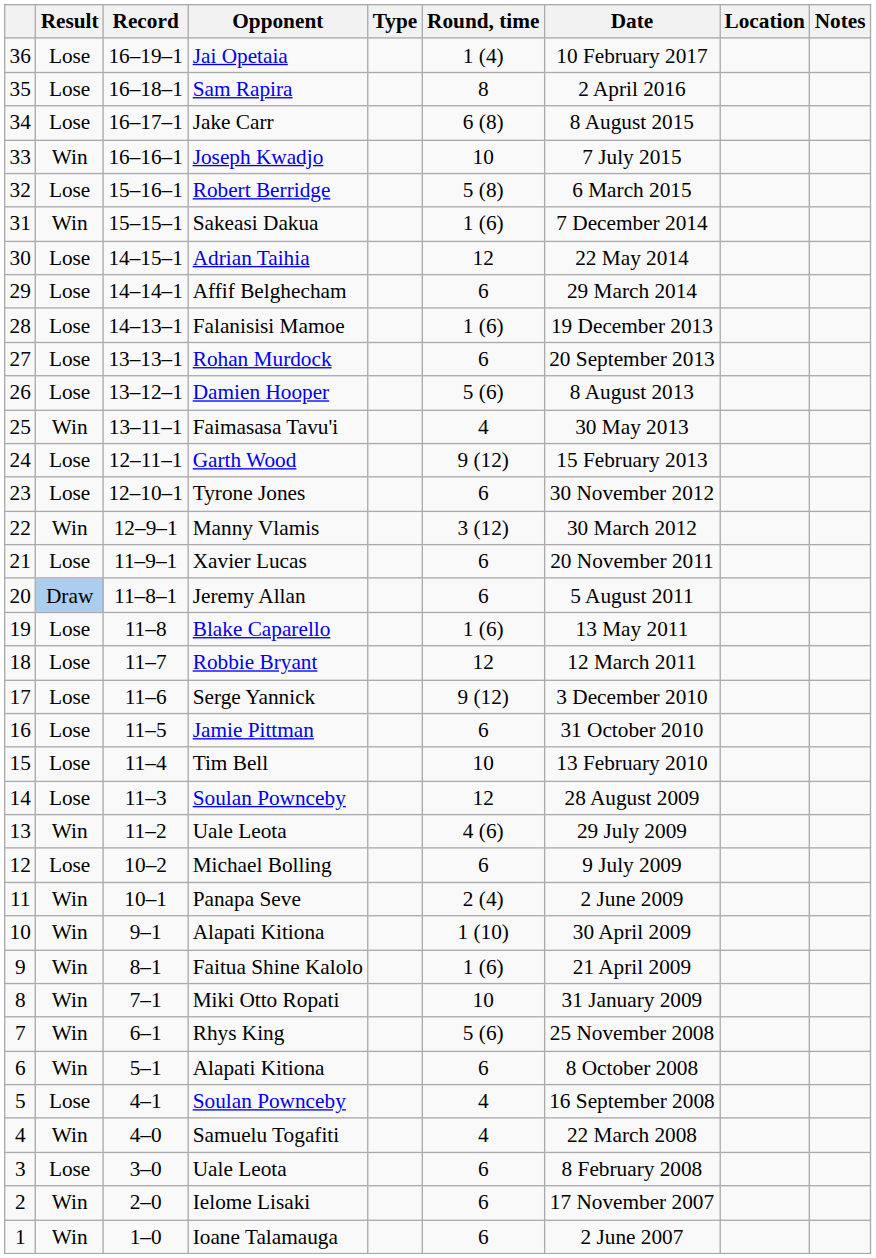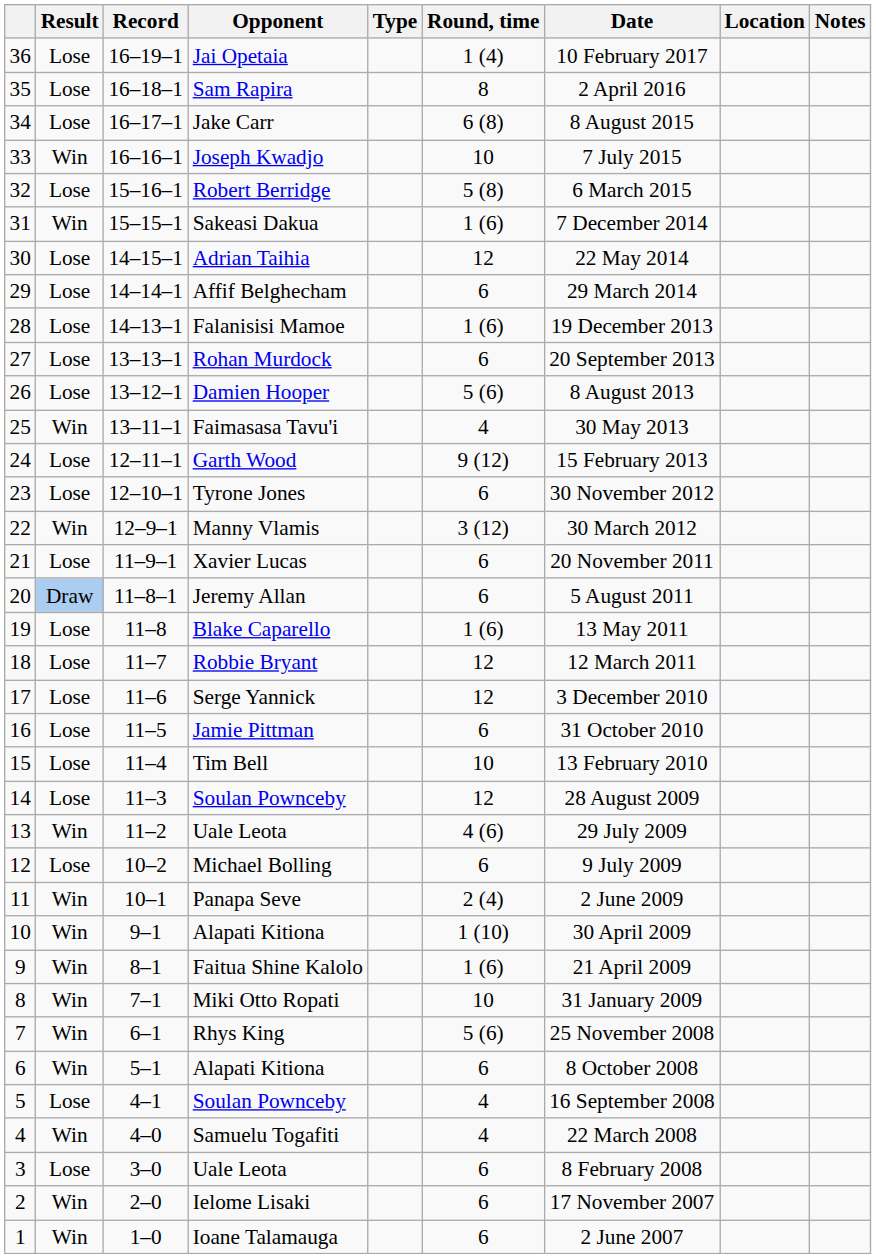(483, 696) 9 (12) -> (483, 696) 12
